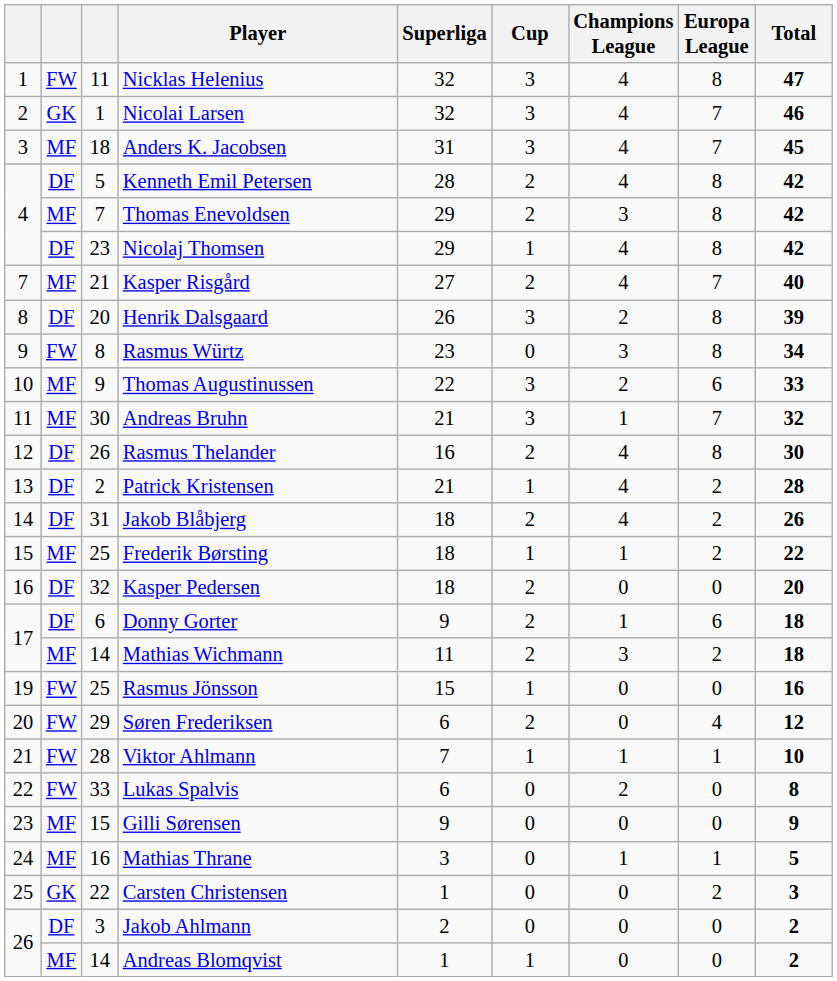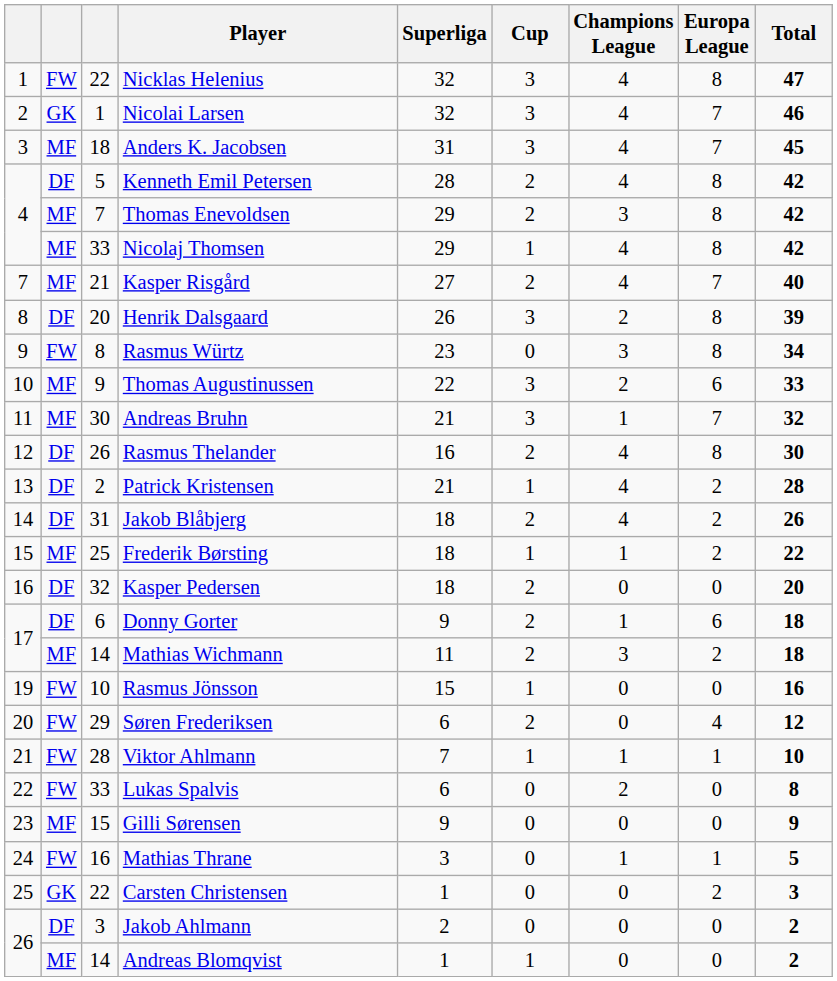(100, 79) 11 -> (100, 79) 22
(61, 248) DF -> (61, 248) MF
(100, 248) 23 -> (100, 248) 33
(100, 688) 25 -> (100, 688) 10
(61, 857) MF -> (61, 857) FW
